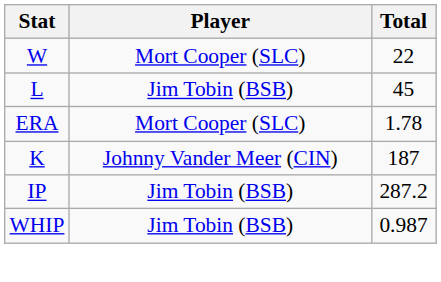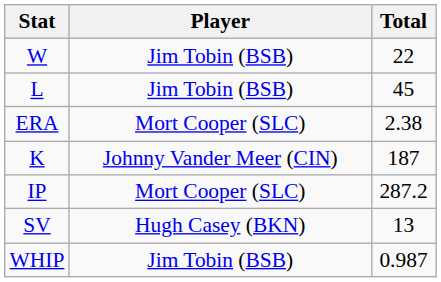(220, 55) Mort Cooper (SLC) -> (220, 55) Jim Tobin (BSB)
(404, 123) 1.78 -> (404, 123) 2.38
(220, 191) Jim Tobin (BSB) -> (220, 191) Mort Cooper (SLC)
+ row: (37, 225)
